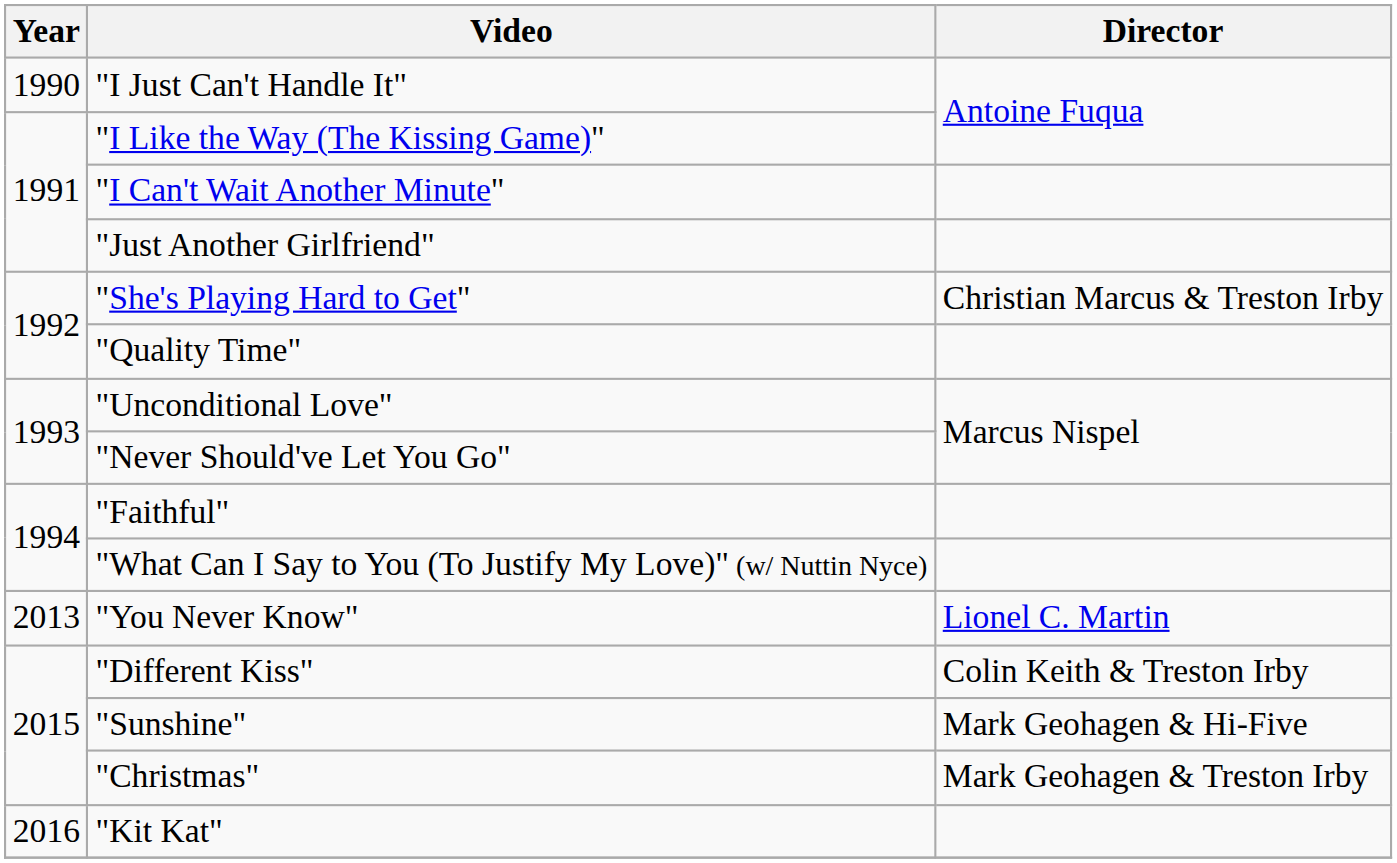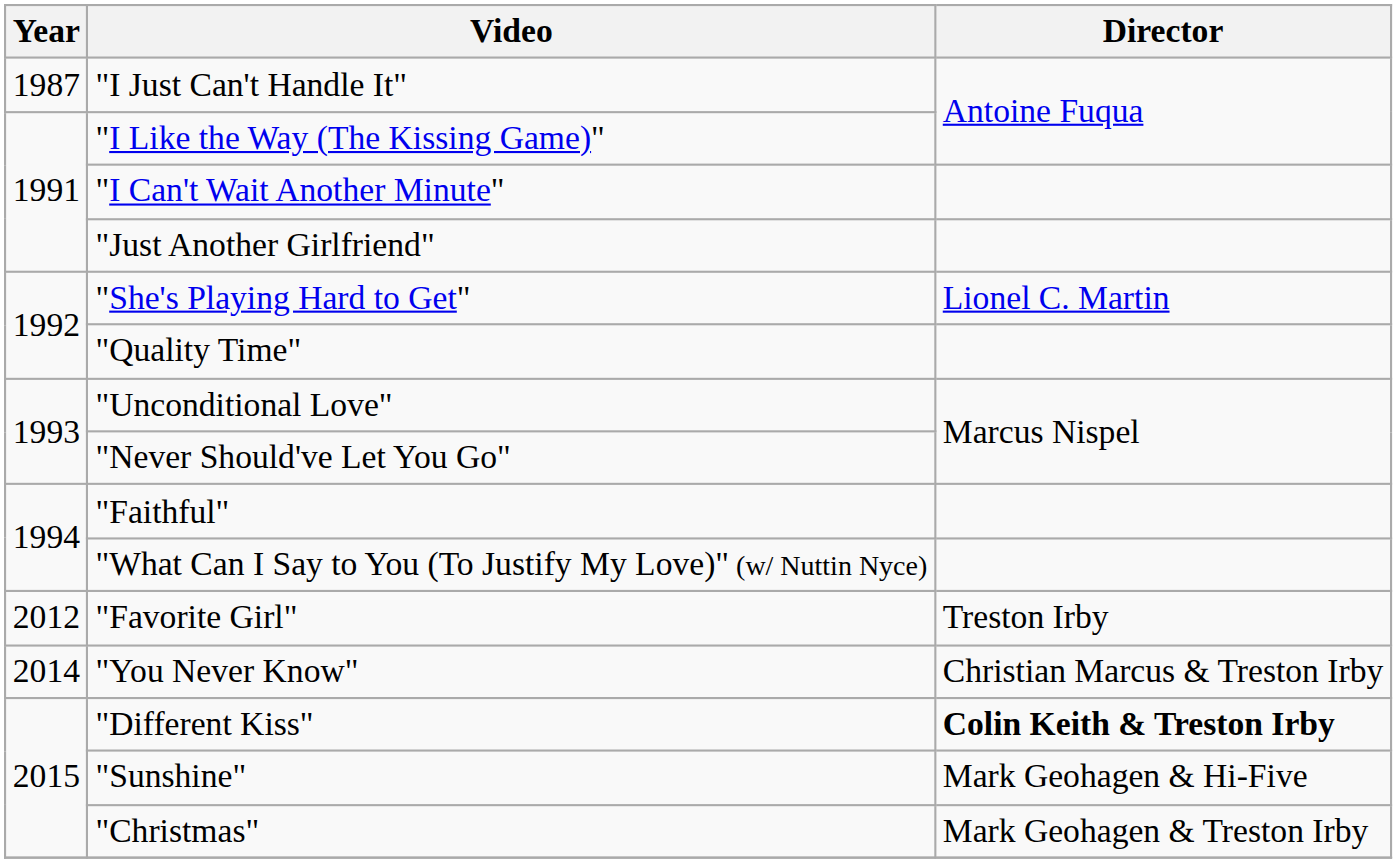(46, 84) 1990 -> (46, 84) 1987
(1163, 297) Christian Marcus & Treston Irby -> (1056, 297) Lionel C. Martin
+ row: (196, 617)
(46, 617) 2013 -> (46, 670) 2014
(1056, 617) Lionel C. Martin -> (1163, 670) Christian Marcus & Treston Irby
(1126, 670) normal -> (1139, 723) bold
- row: (159, 830)
